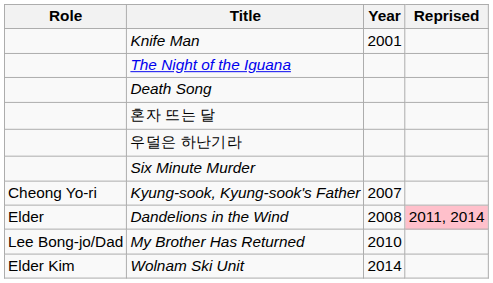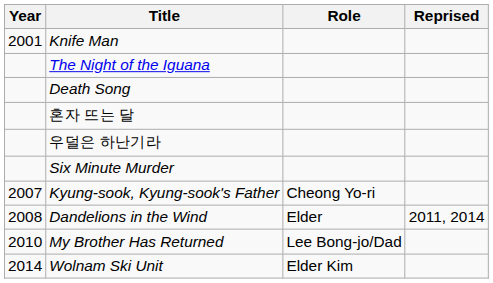columns swapped: (385, 16) <-> (66, 16)
(447, 217) pink background -> (447, 217) no background
